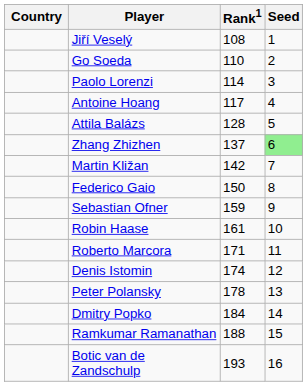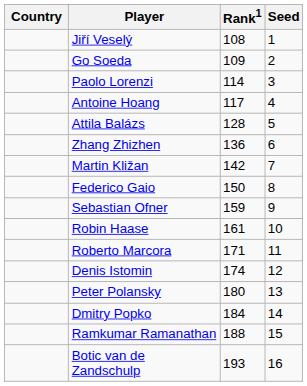(234, 60) 110 -> (234, 60) 109
(234, 144) 137 -> (234, 144) 136
(272, 144) lightgreen background -> (272, 144) no background
(234, 292) 178 -> (234, 292) 180
